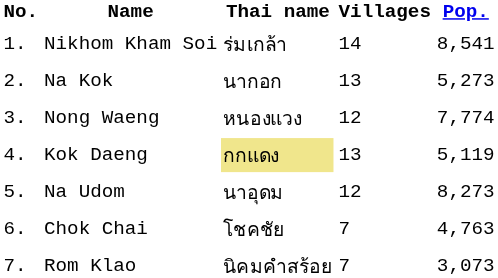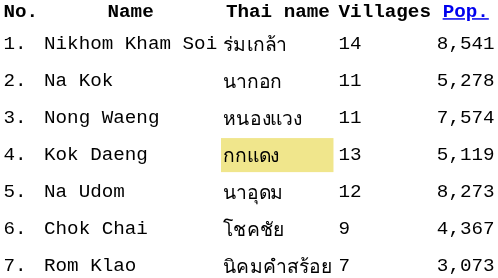(350, 81) 13 -> (350, 81) 11
(466, 81) 5,273 -> (466, 81) 5,278
(350, 118) 12 -> (350, 118) 11
(466, 118) 7,774 -> (466, 118) 7,574
(344, 229) 7 -> (344, 229) 9
(466, 229) 4,763 -> (466, 229) 4,367
